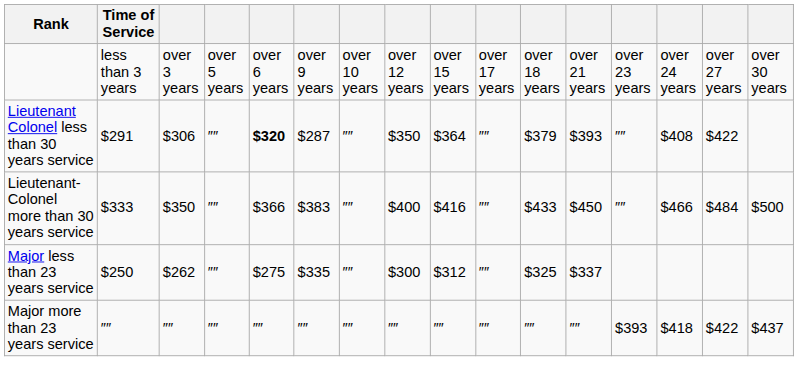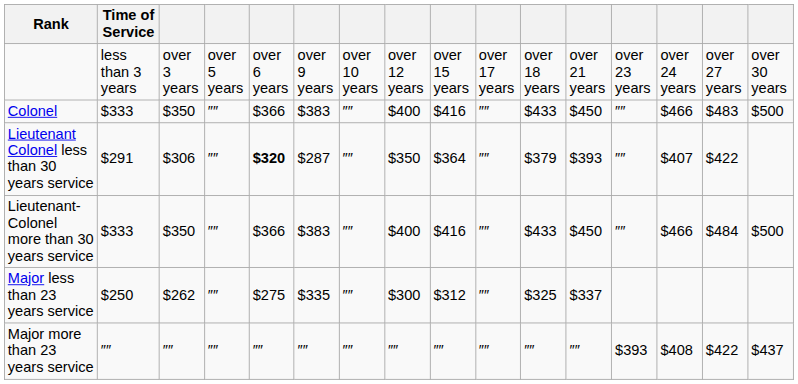+ row: (33, 111)
(677, 135) $408 -> (677, 159) $407
(677, 328) $418 -> (677, 351) $408
